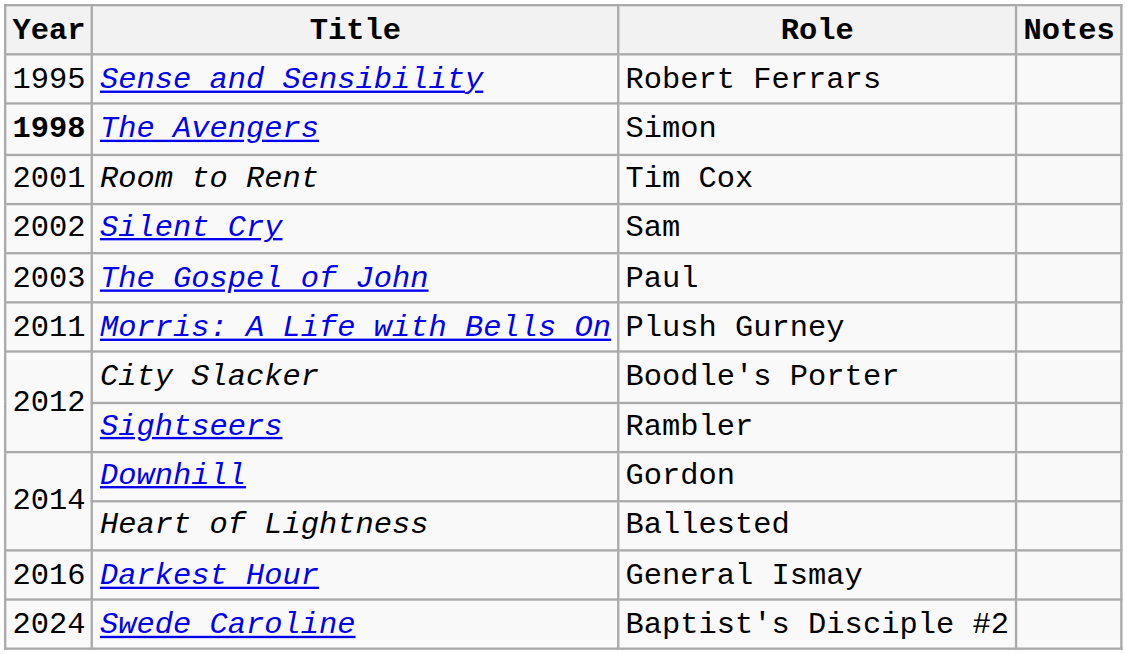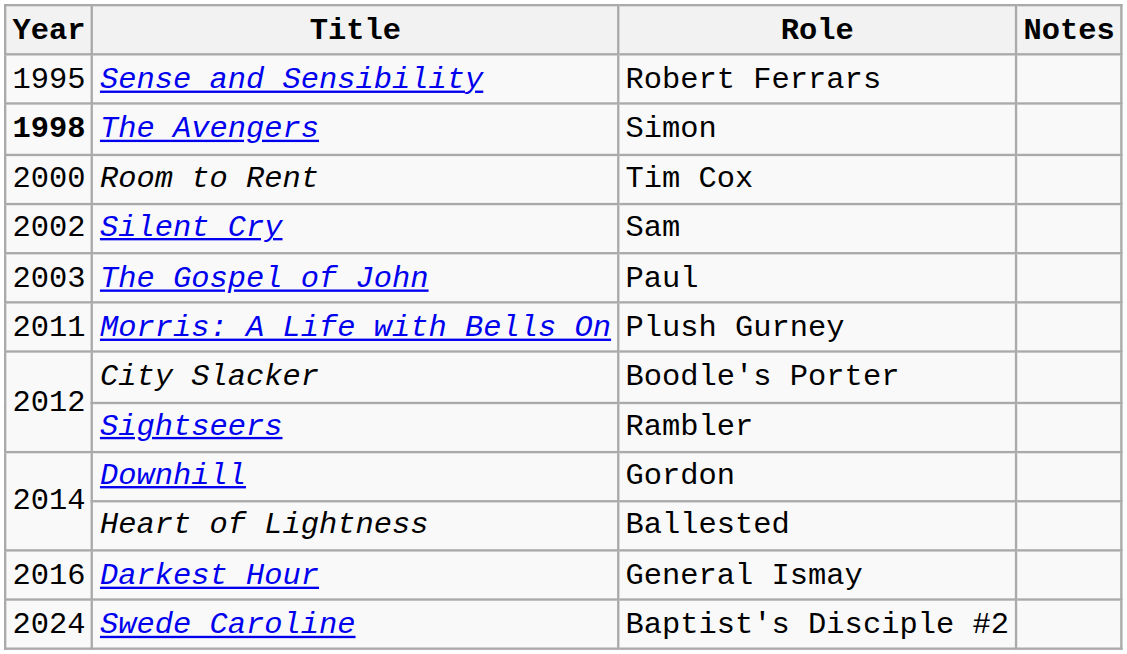(49, 179) 2001 -> (49, 179) 2000
